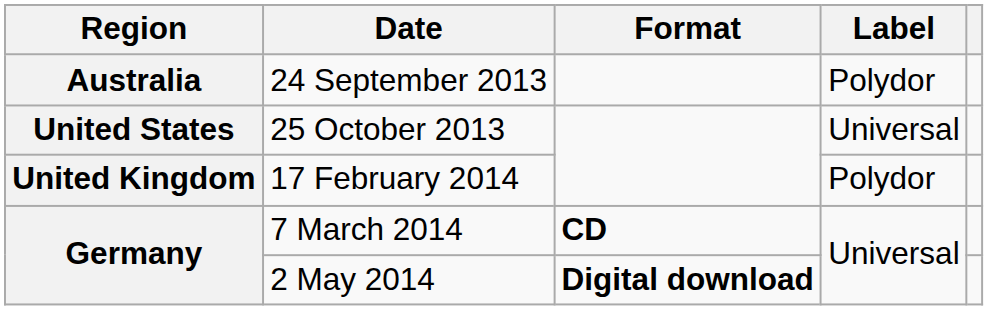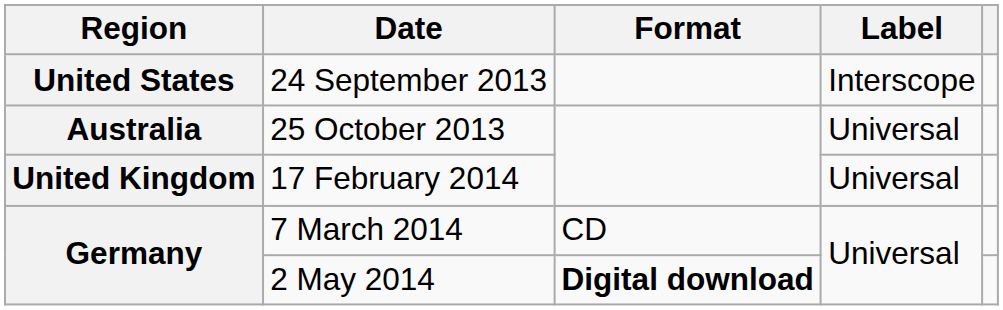(134, 79) Australia -> (134, 79) United States
(882, 79) Polydor -> (902, 79) Interscope
(134, 129) United States -> (134, 129) Australia
(882, 179) Polydor -> (894, 179) Universal
(584, 229) bold -> (584, 229) normal
